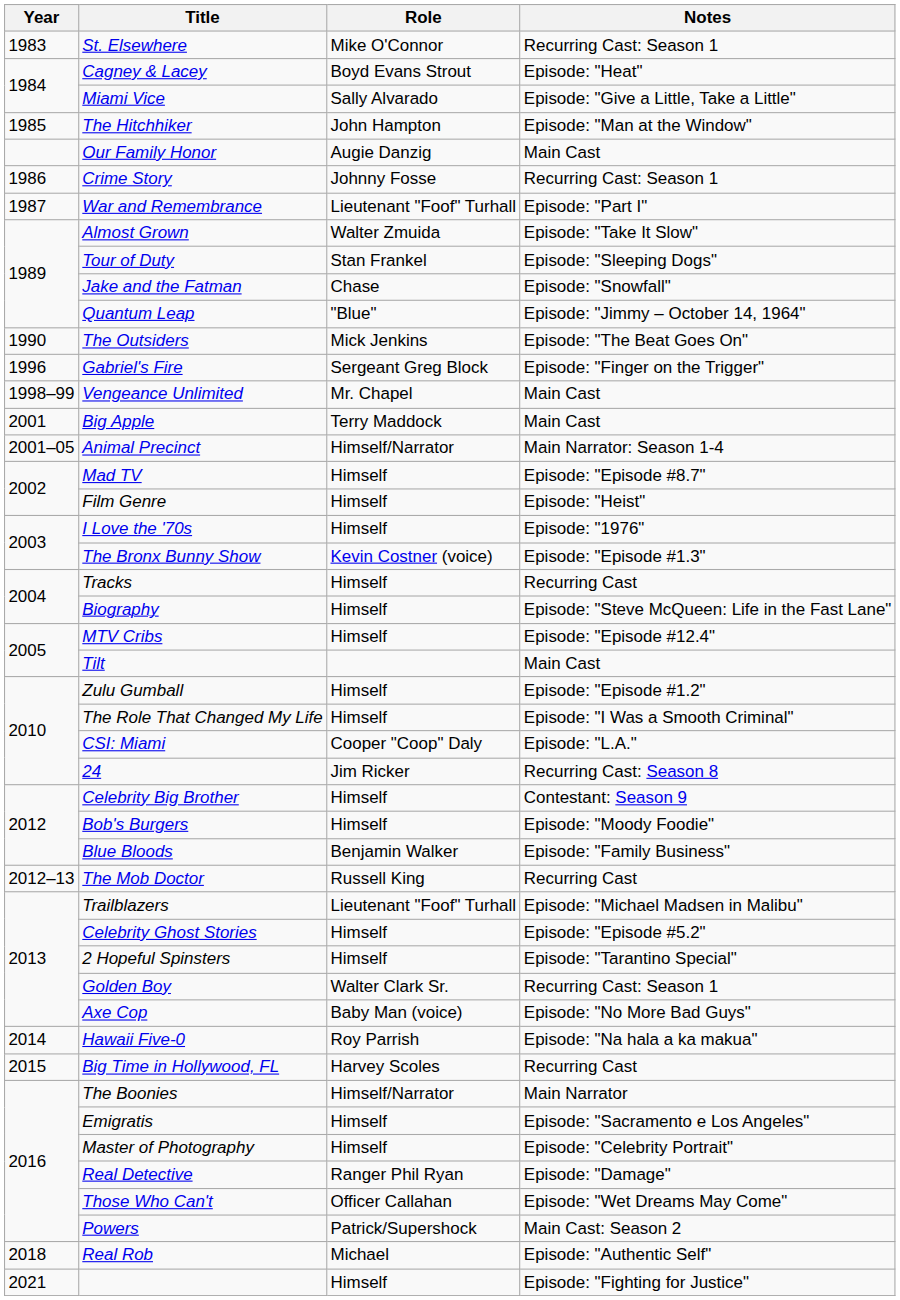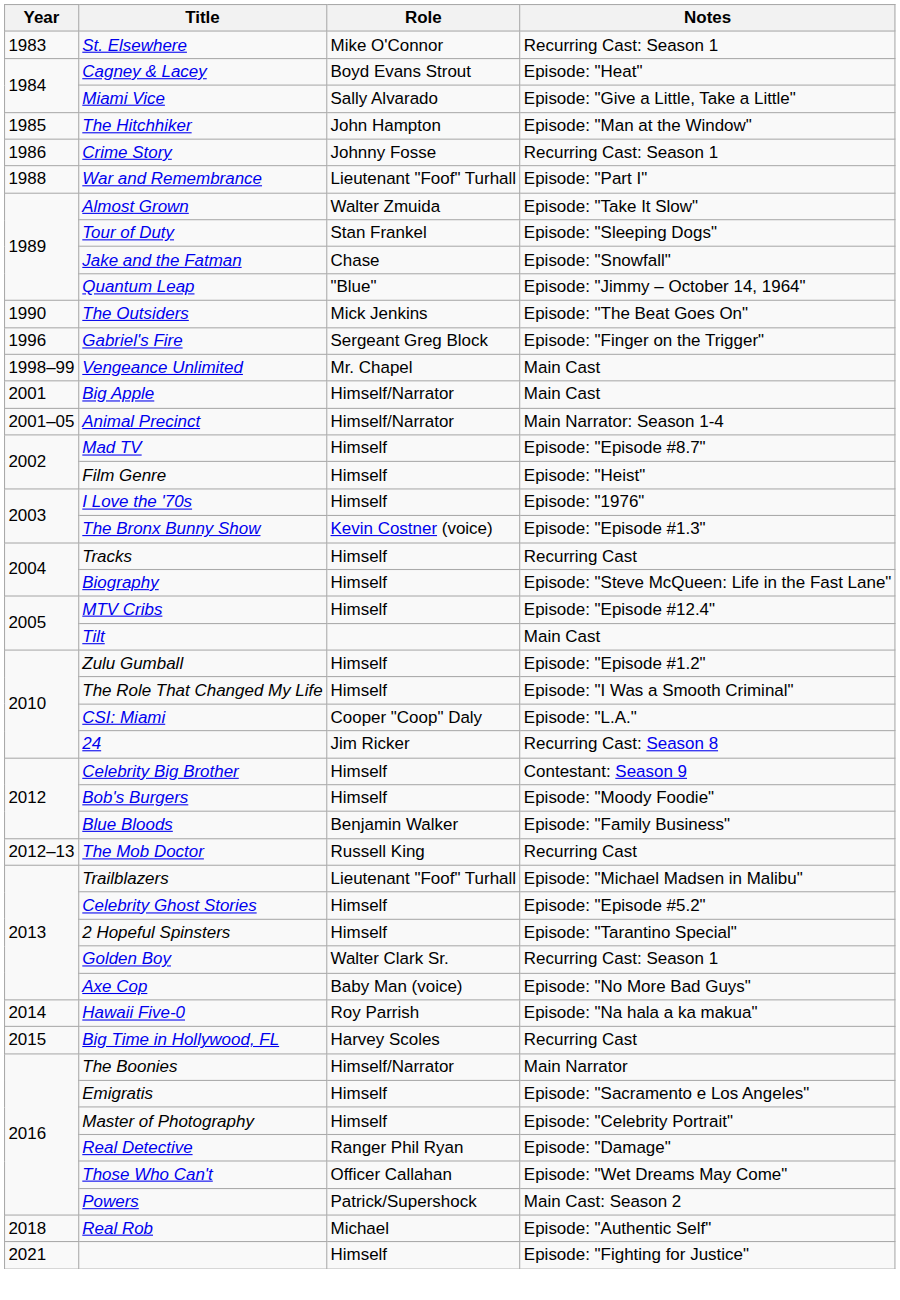- row: (149, 152)
(27, 206) 1987 -> (27, 179) 1988
(386, 421) Terry Maddock -> (392, 394) Himself/Narrator
